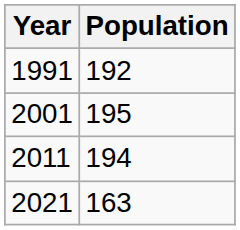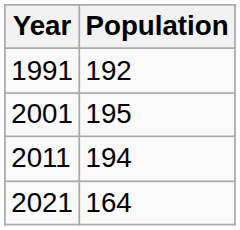(109, 202) 163 -> (109, 202) 164
